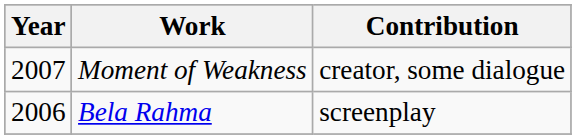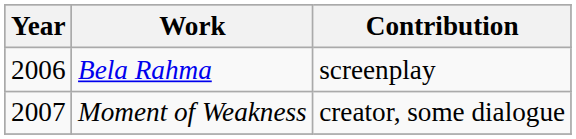rows swapped: (145, 112) <-> (192, 69)
